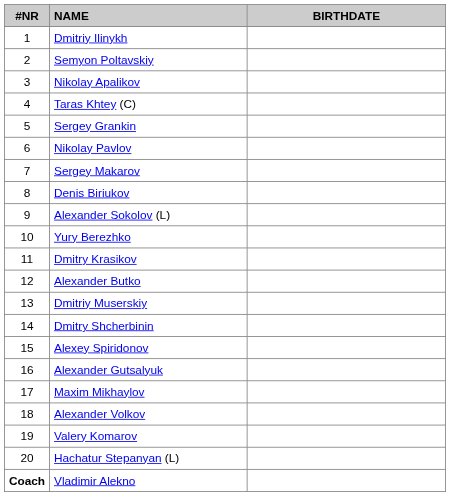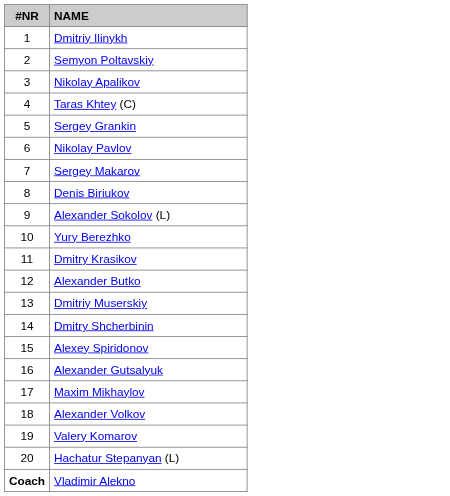- column: (346, 15)
